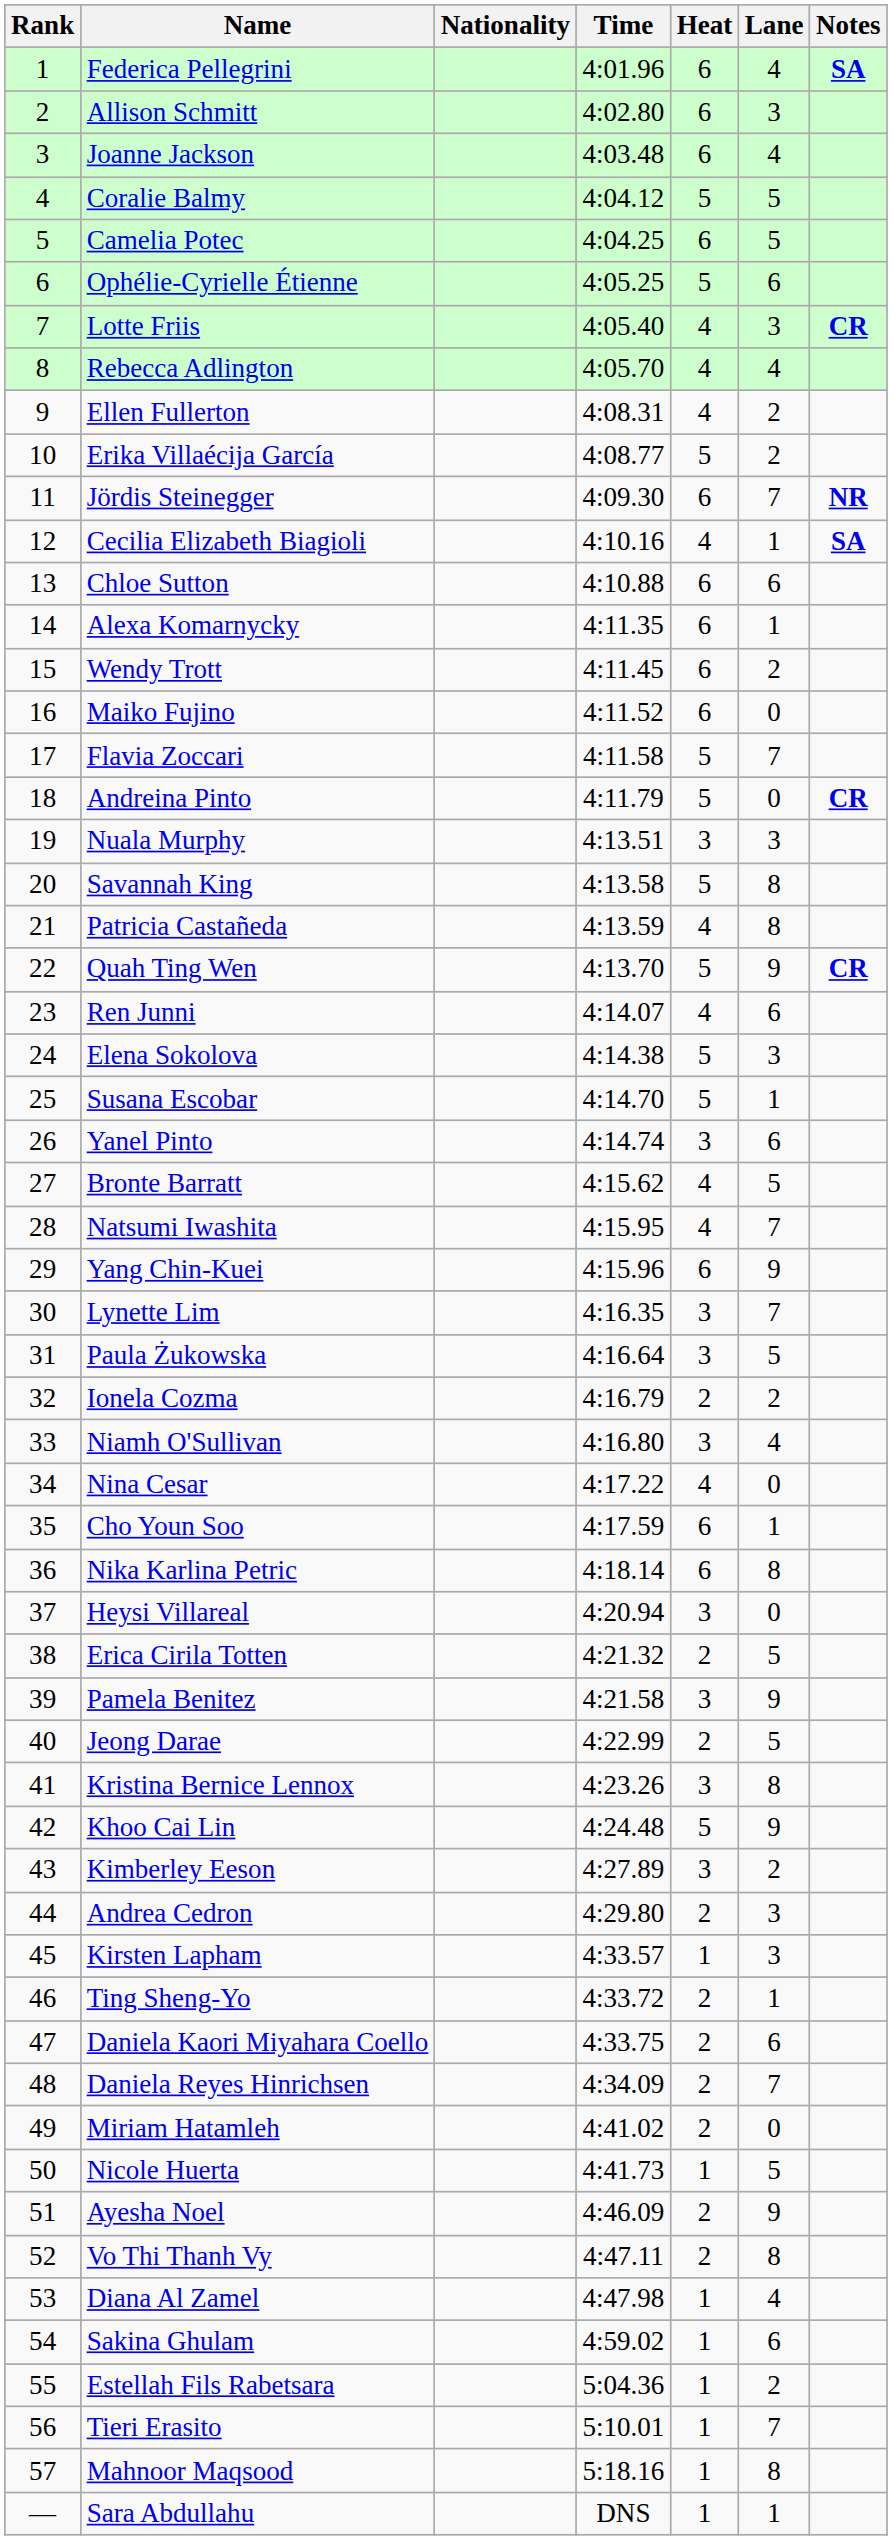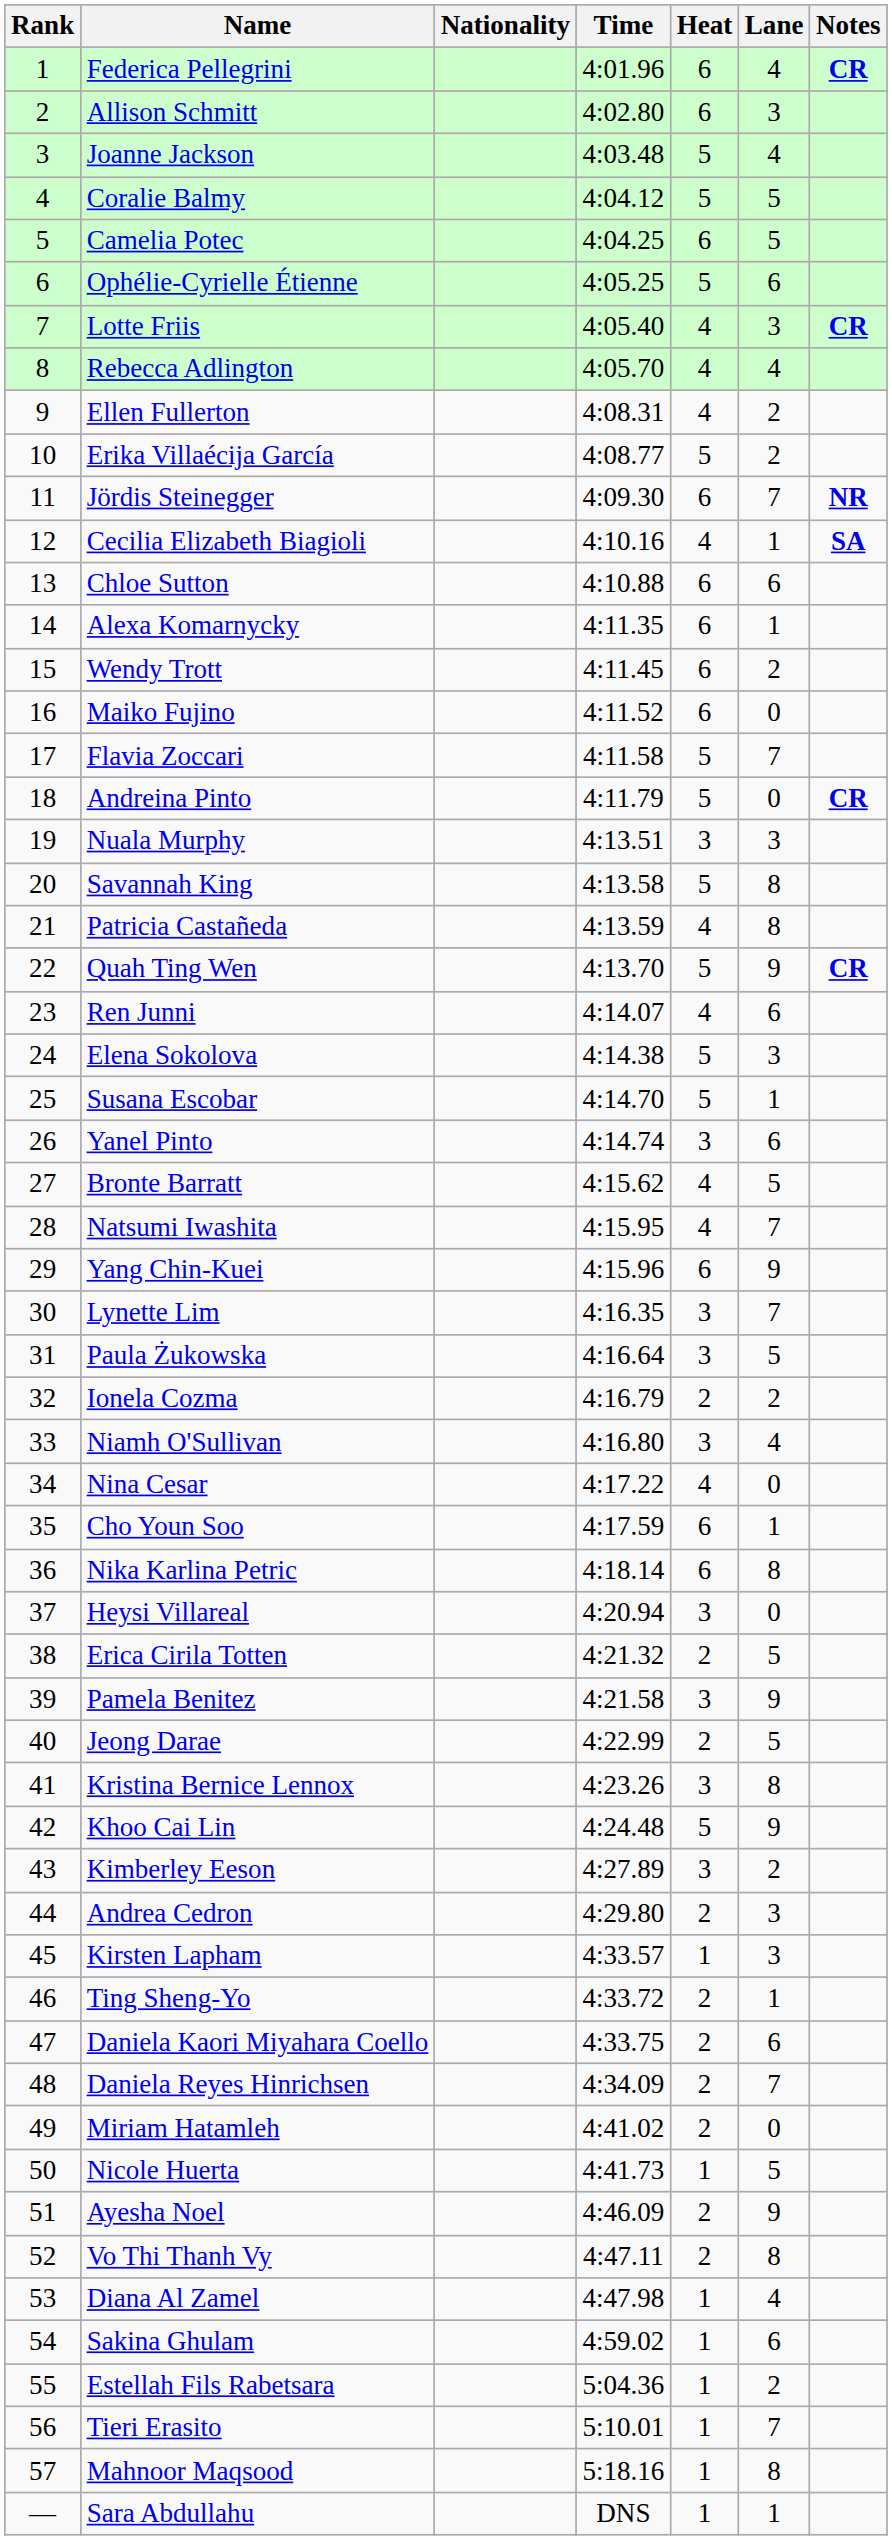(848, 68) SA -> (848, 68) CR
(705, 154) 6 -> (705, 154) 5
